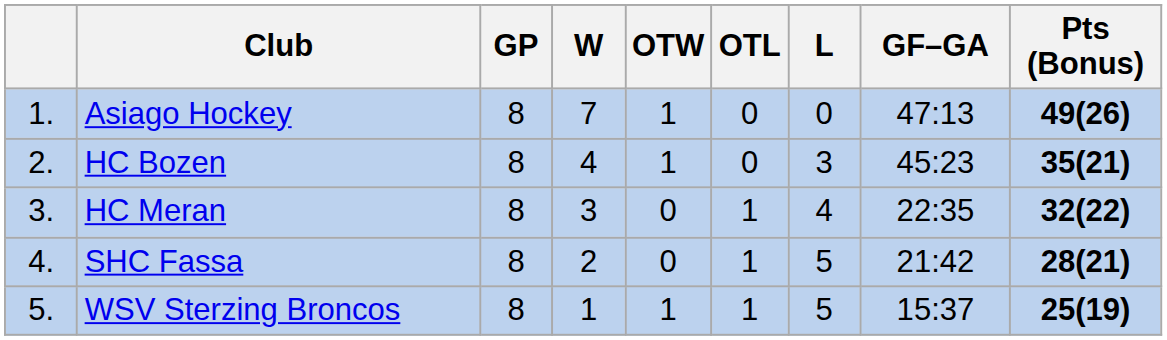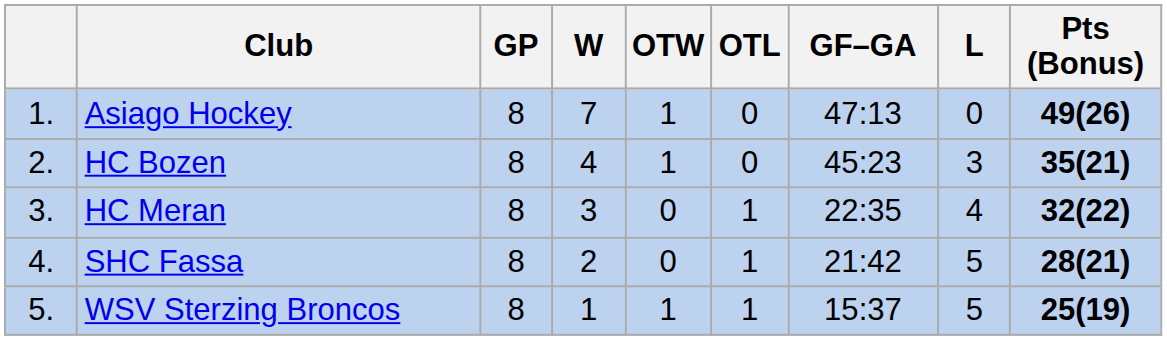columns swapped: (824, 46) <-> (935, 46)
